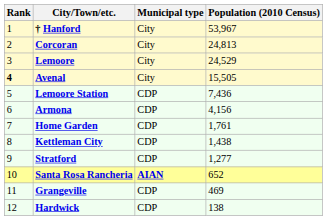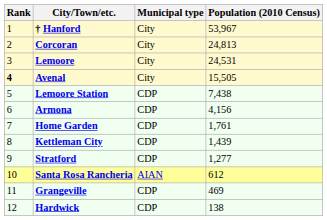(222, 61) 24,529 -> (222, 61) 24,531
(220, 93) 7,436 -> (220, 93) 7,438
(220, 142) 1,438 -> (220, 142) 1,439
(150, 175) bold -> (150, 175) normal
(216, 175) 652 -> (216, 175) 612
